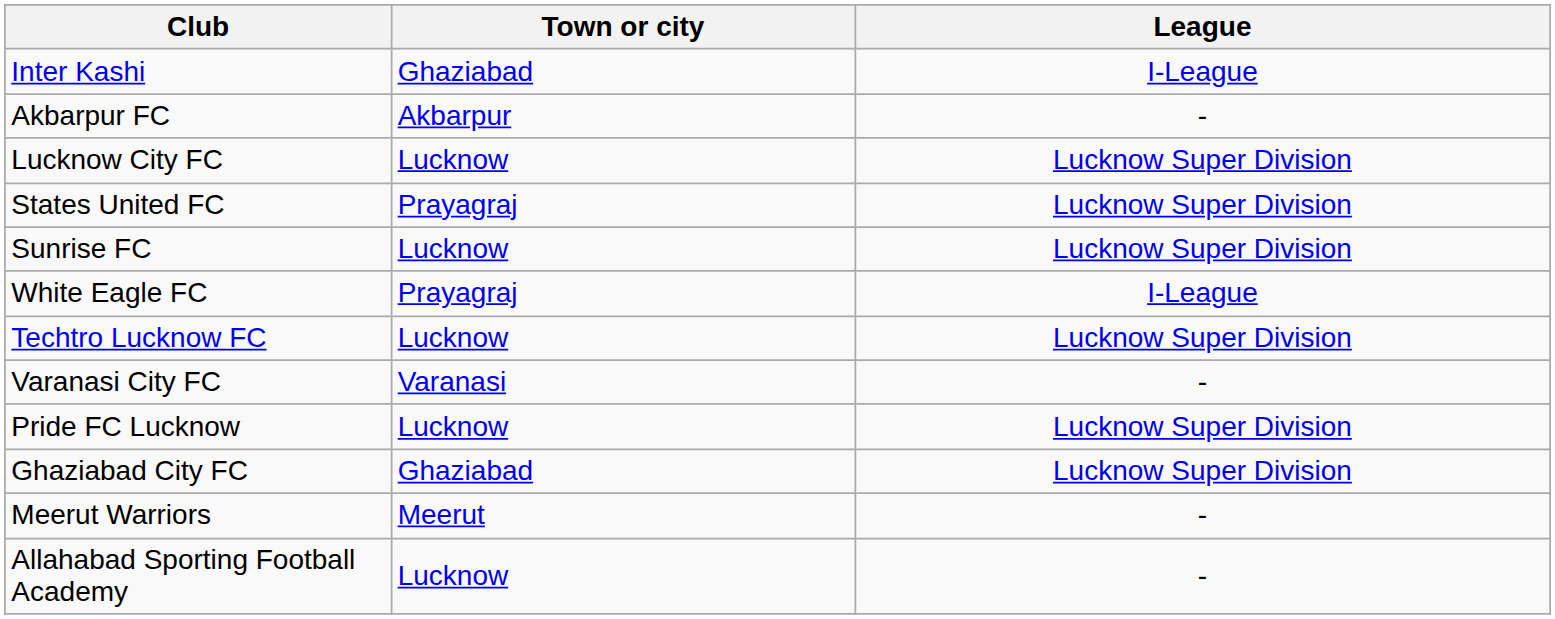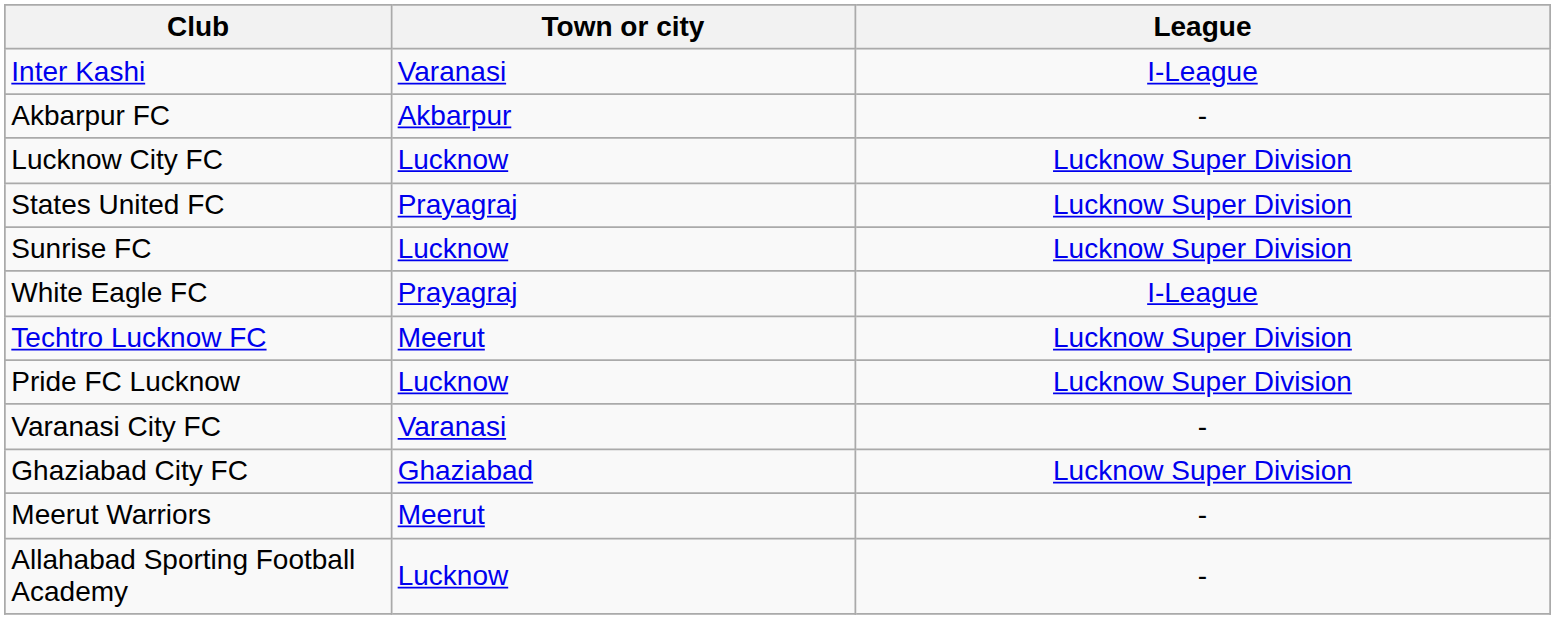(465, 71) Ghaziabad -> (452, 71) Varanasi
(453, 337) Lucknow -> (441, 337) Meerut
rows swapped: (126, 426) <-> (116, 381)
